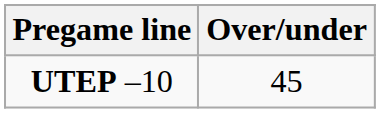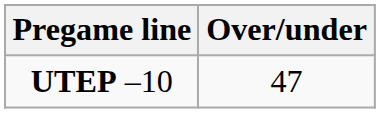(287, 81) 45 -> (287, 81) 47
